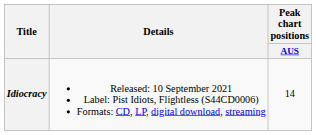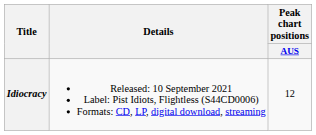(290, 94) 14 -> (290, 94) 12
